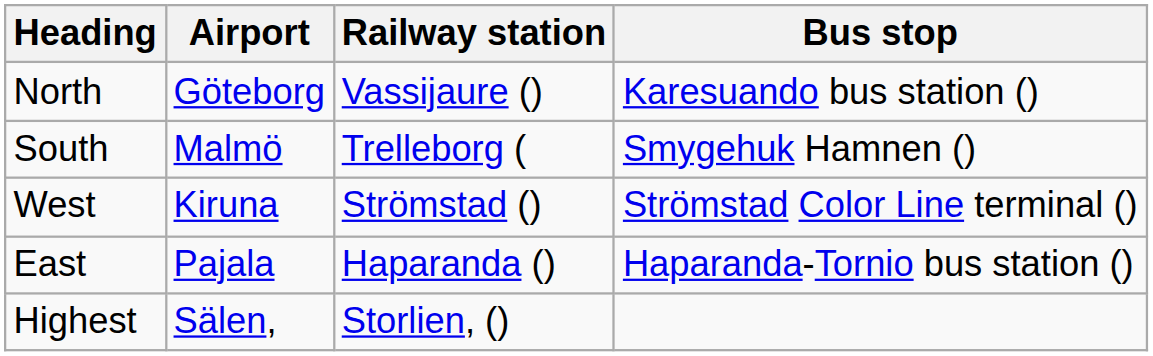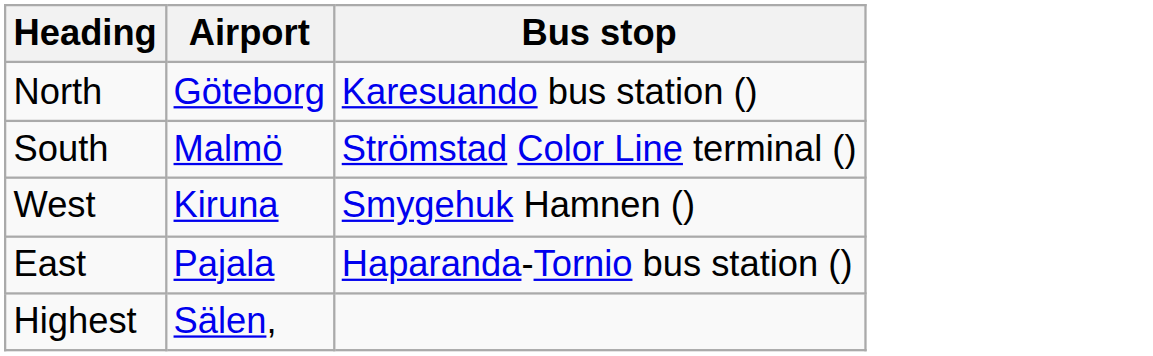- column: (474, 33)
(800, 148) Smygehuk Hamnen () -> (599, 148) Strömstad Color Line terminal ()
(880, 206) Strömstad Color Line terminal () -> (518, 206) Smygehuk Hamnen ()
